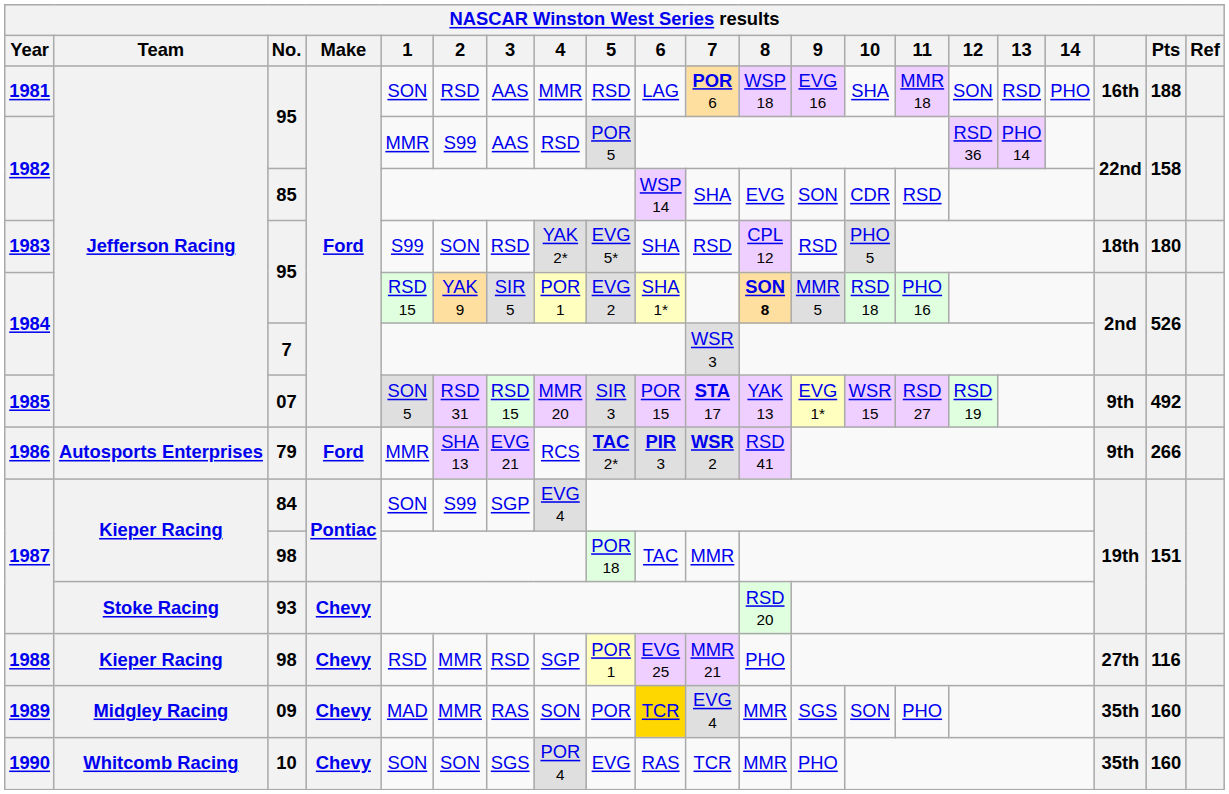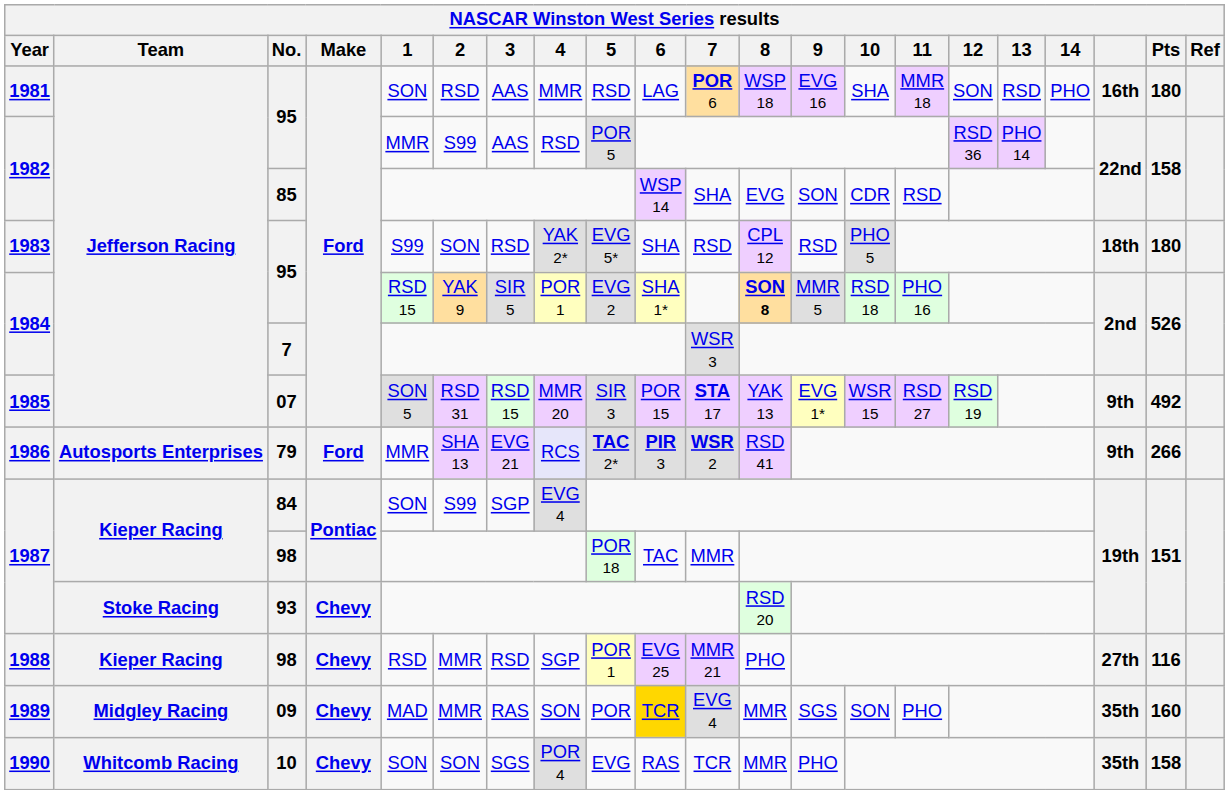(1166, 91) 188 -> (1166, 91) 180
(560, 453) no background -> (560, 453) lavender background
(1166, 763) 160 -> (1166, 763) 158
